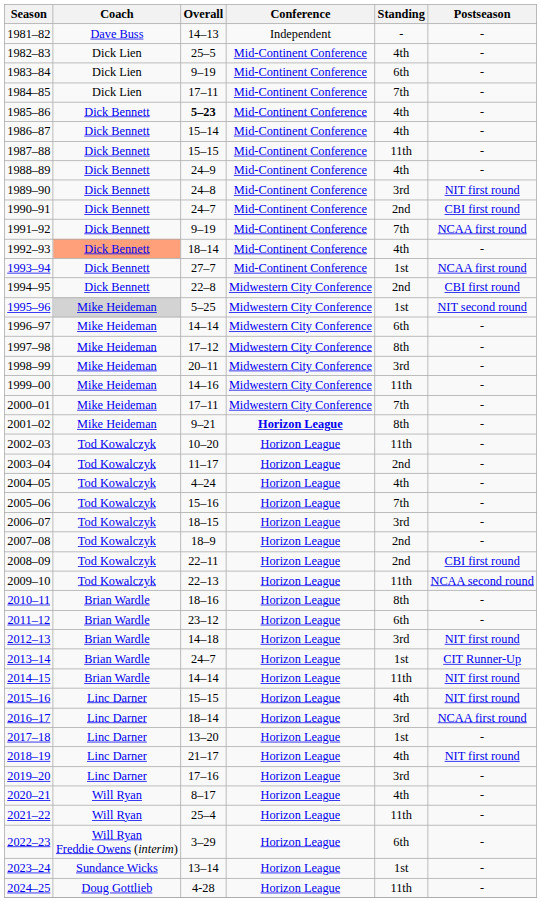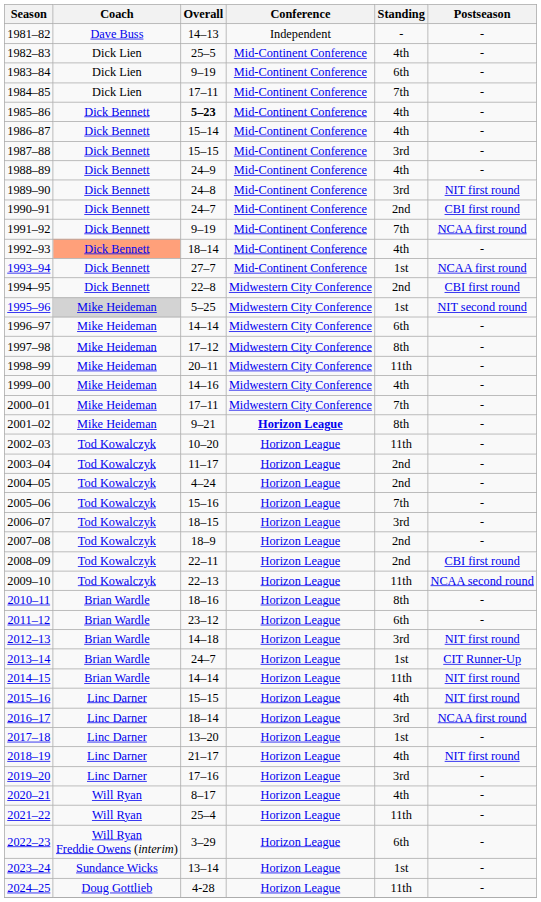(401, 151) 11th -> (401, 151) 3rd
(401, 365) 3rd -> (401, 365) 11th
(401, 385) 11th -> (401, 385) 4th
(401, 483) 4th -> (401, 483) 2nd
